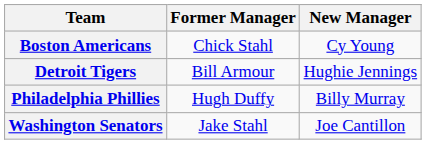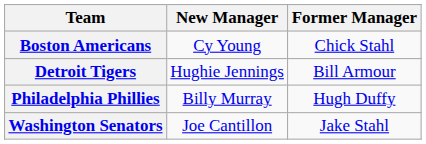columns swapped: (233, 17) <-> (360, 17)
